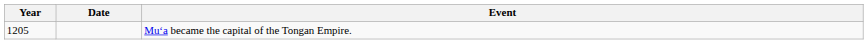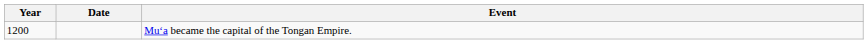(18, 30) 1205 -> (18, 30) 1200
